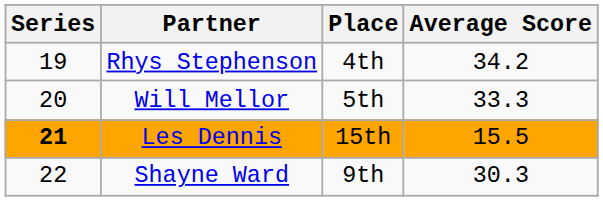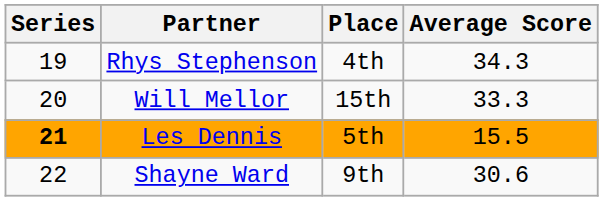(501, 62) 34.2 -> (501, 62) 34.3
(363, 100) 5th -> (363, 100) 15th
(363, 138) 15th -> (363, 138) 5th
(501, 177) 30.3 -> (501, 177) 30.6
